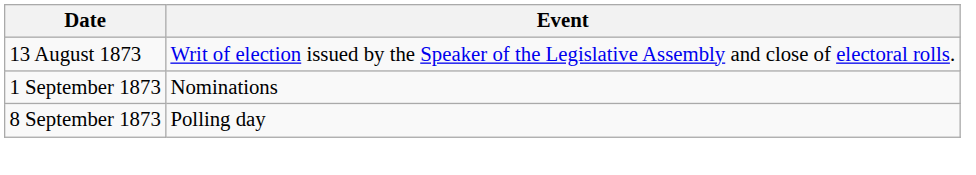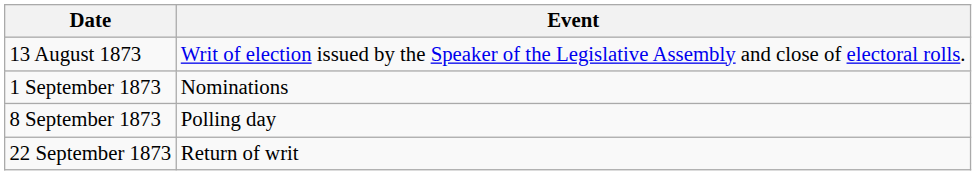+ row: (90, 152)
